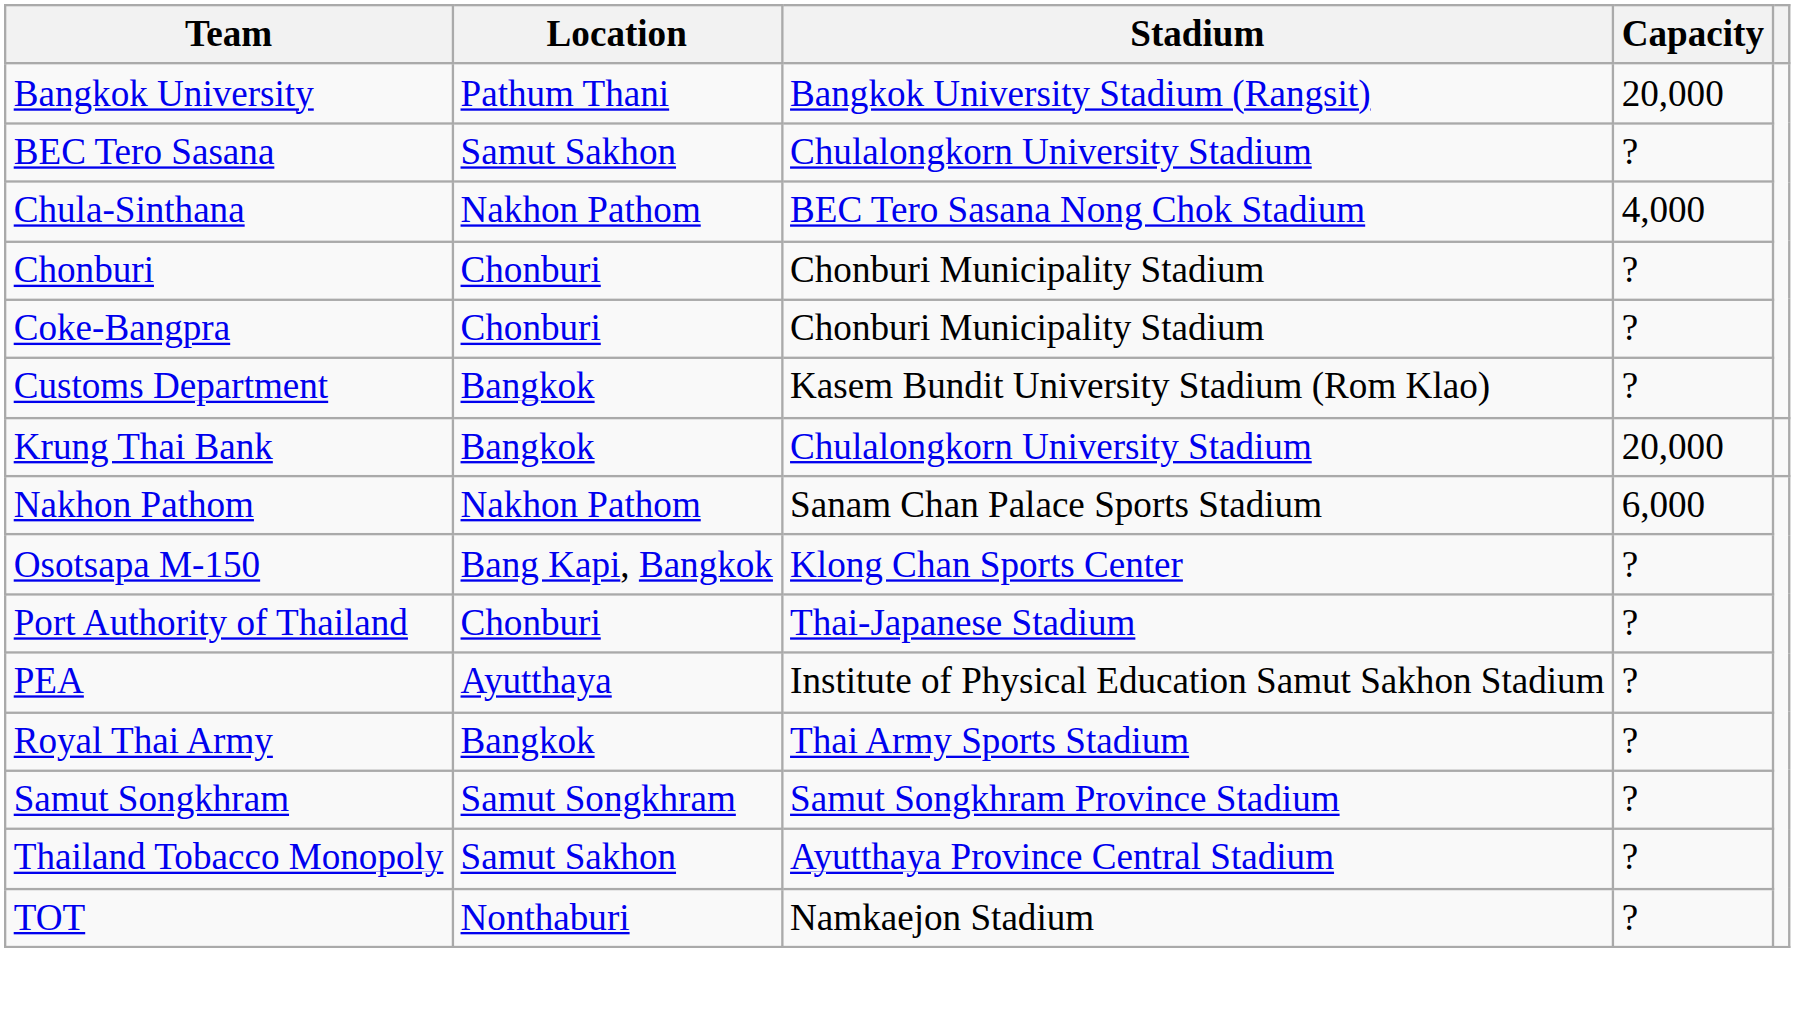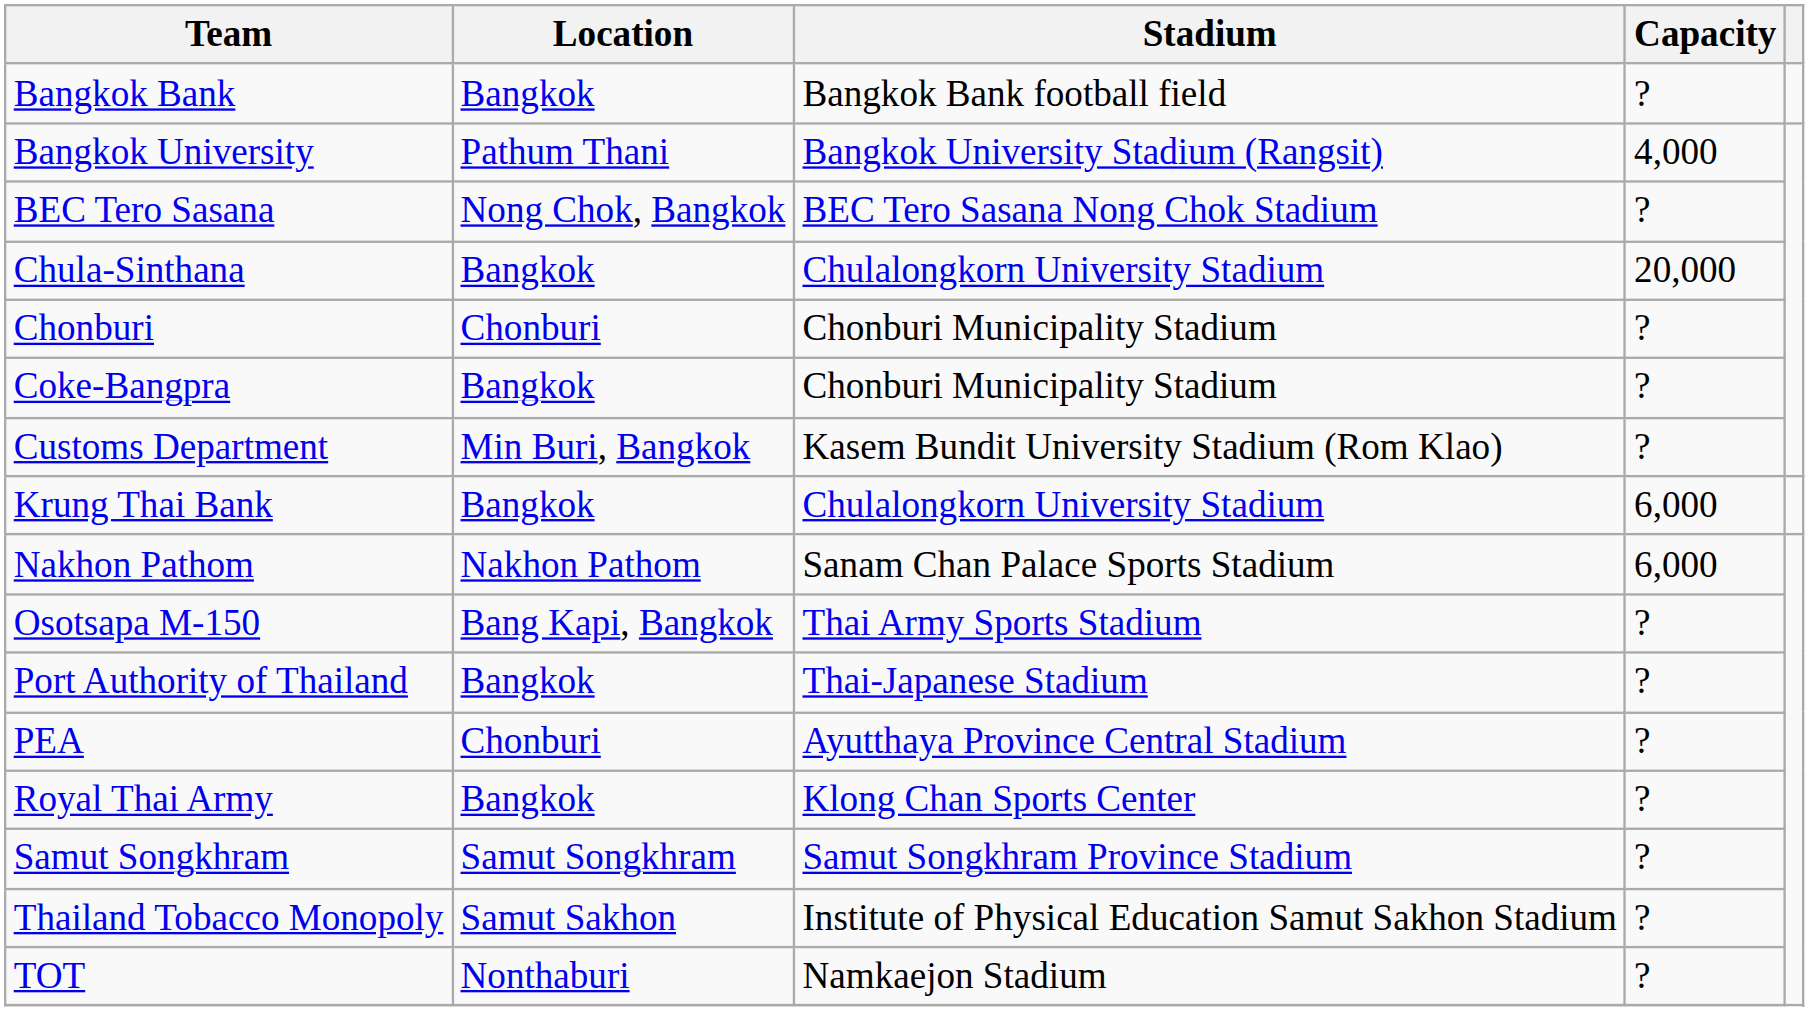+ row: (125, 92)
(1673, 92) 20,000 -> (1676, 151) 4,000
(568, 151) Samut Sakhon -> (623, 210) Nong Chok, Bangkok
(1051, 151) Chulalongkorn University Stadium -> (1090, 210) BEC Tero Sasana Nong Chok Stadium
(581, 210) Nakhon Pathom -> (528, 269) Bangkok
(1078, 210) BEC Tero Sasana Nong Chok Stadium -> (1063, 269) Chulalongkorn University Stadium
(1663, 210) 4,000 -> (1685, 269) 20,000
(531, 328) Chonburi -> (528, 387) Bangkok
(528, 387) Bangkok -> (605, 446) Min Buri, Bangkok
(1673, 446) 20,000 -> (1676, 504) 6,000
(986, 563) Klong Chan Sports Center -> (1002, 622) Thai Army Sports Stadium
(531, 622) Chonburi -> (528, 681) Bangkok
(536, 681) Ayutthaya -> (531, 740) Chonburi
(1197, 681) Institute of Physical Education Samut Sakhon Stadium -> (1074, 740) Ayutthaya Province Central Stadium
(990, 740) Thai Army Sports Stadium -> (999, 799) Klong Chan Sports Center
(1062, 858) Ayutthaya Province Central Stadium -> (1210, 916) Institute of Physical Education Samut Sakhon Stadium
